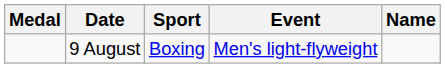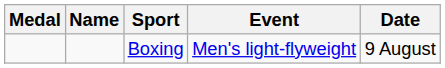columns swapped: (411, 19) <-> (105, 19)
